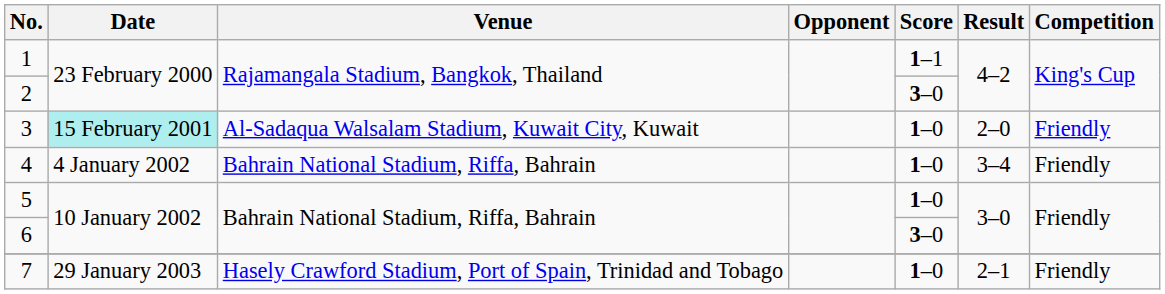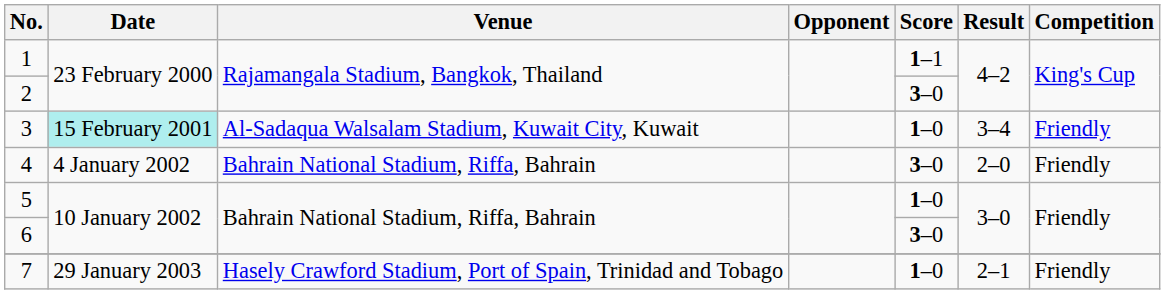(994, 128) 2–0 -> (994, 128) 3–4
(926, 164) 1–0 -> (926, 164) 3–0
(994, 164) 3–4 -> (994, 164) 2–0
